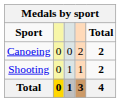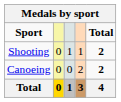rows swapped: (29, 69) <-> (29, 50)
